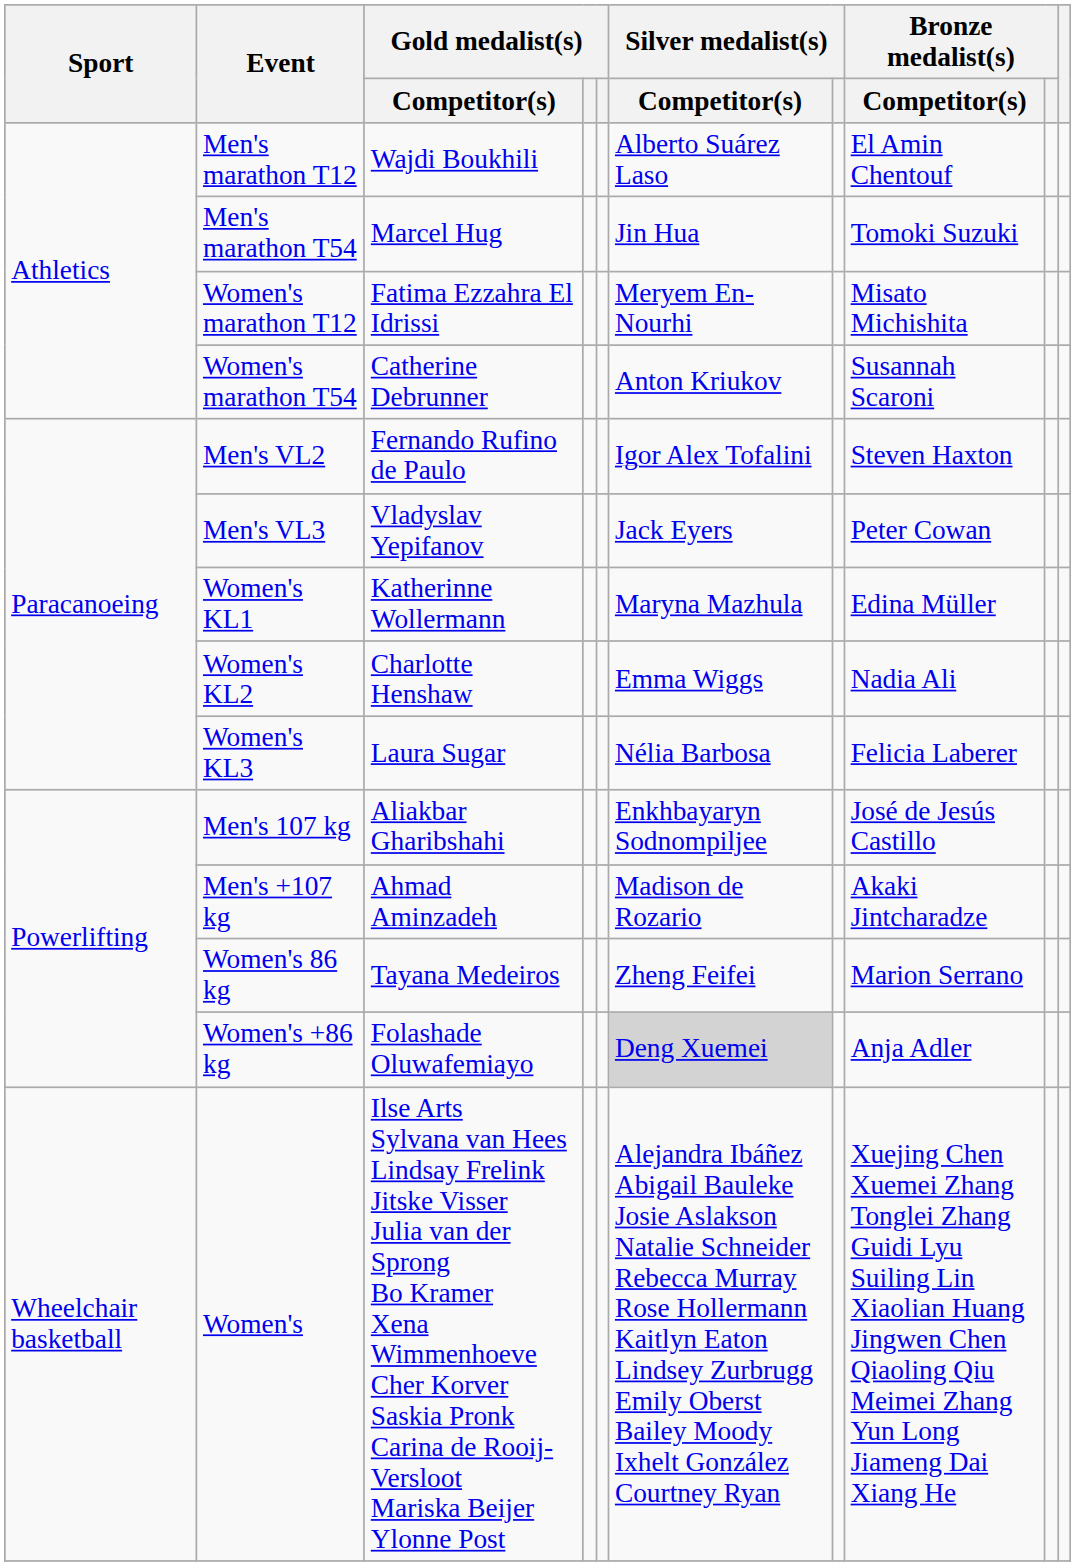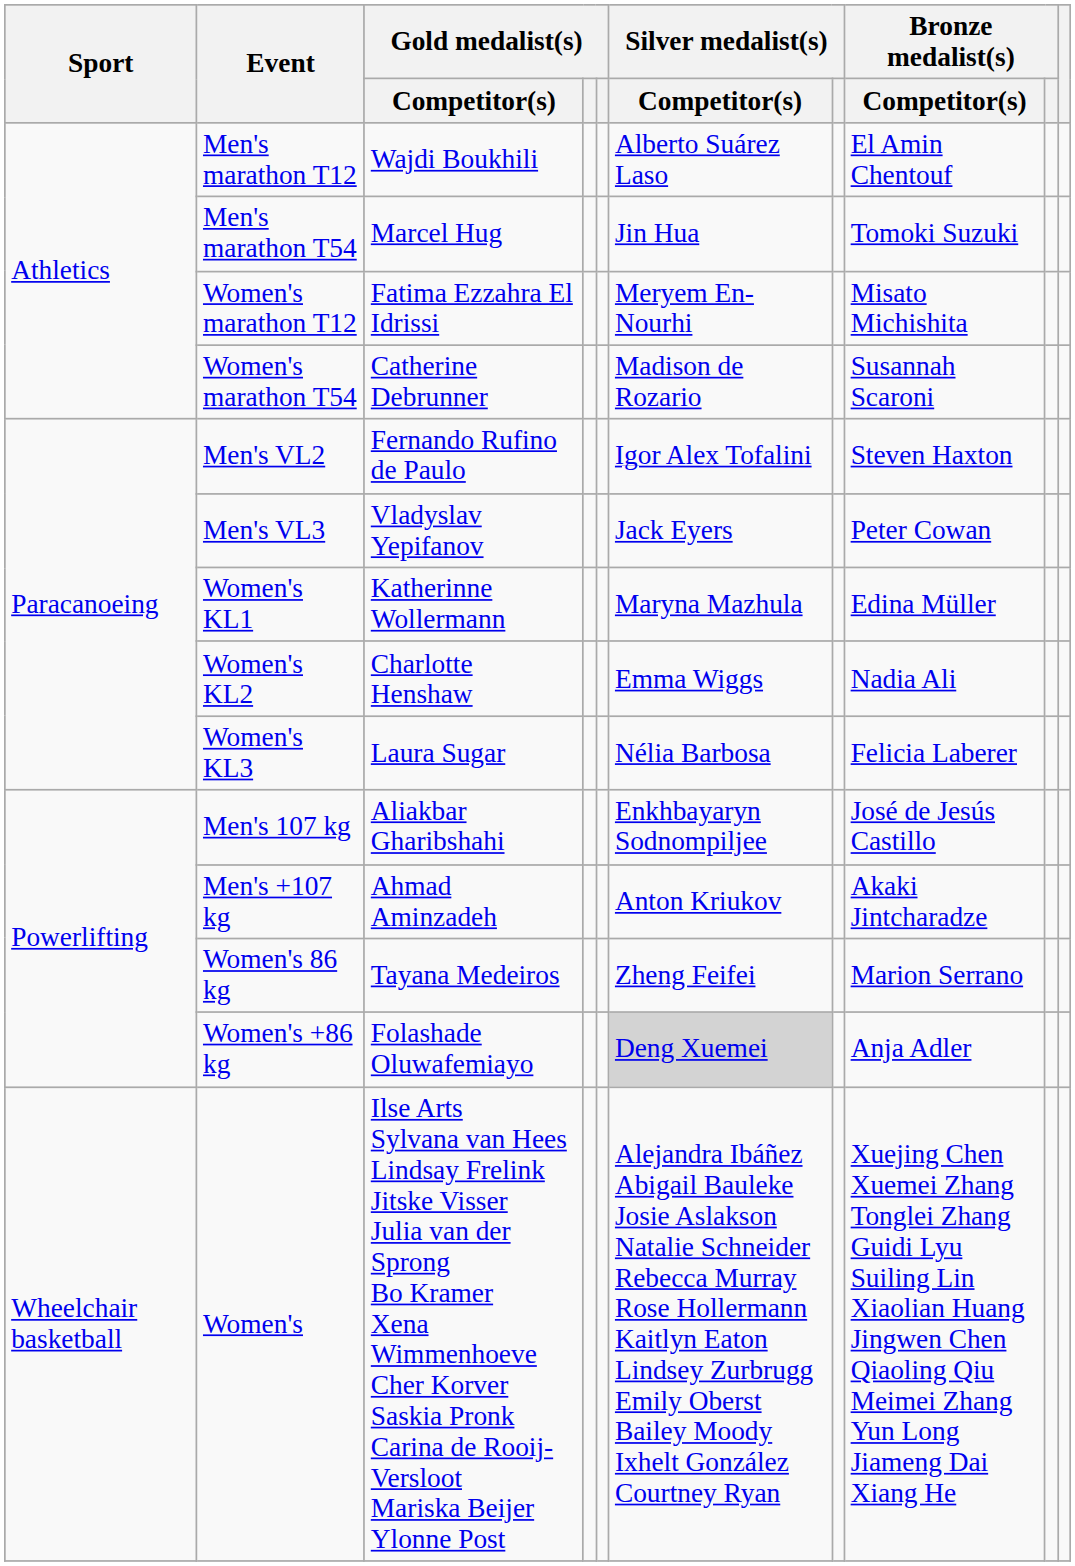(698, 381) Anton Kriukov -> (679, 381) Madison de Rozario
(679, 900) Madison de Rozario -> (698, 900) Anton Kriukov
